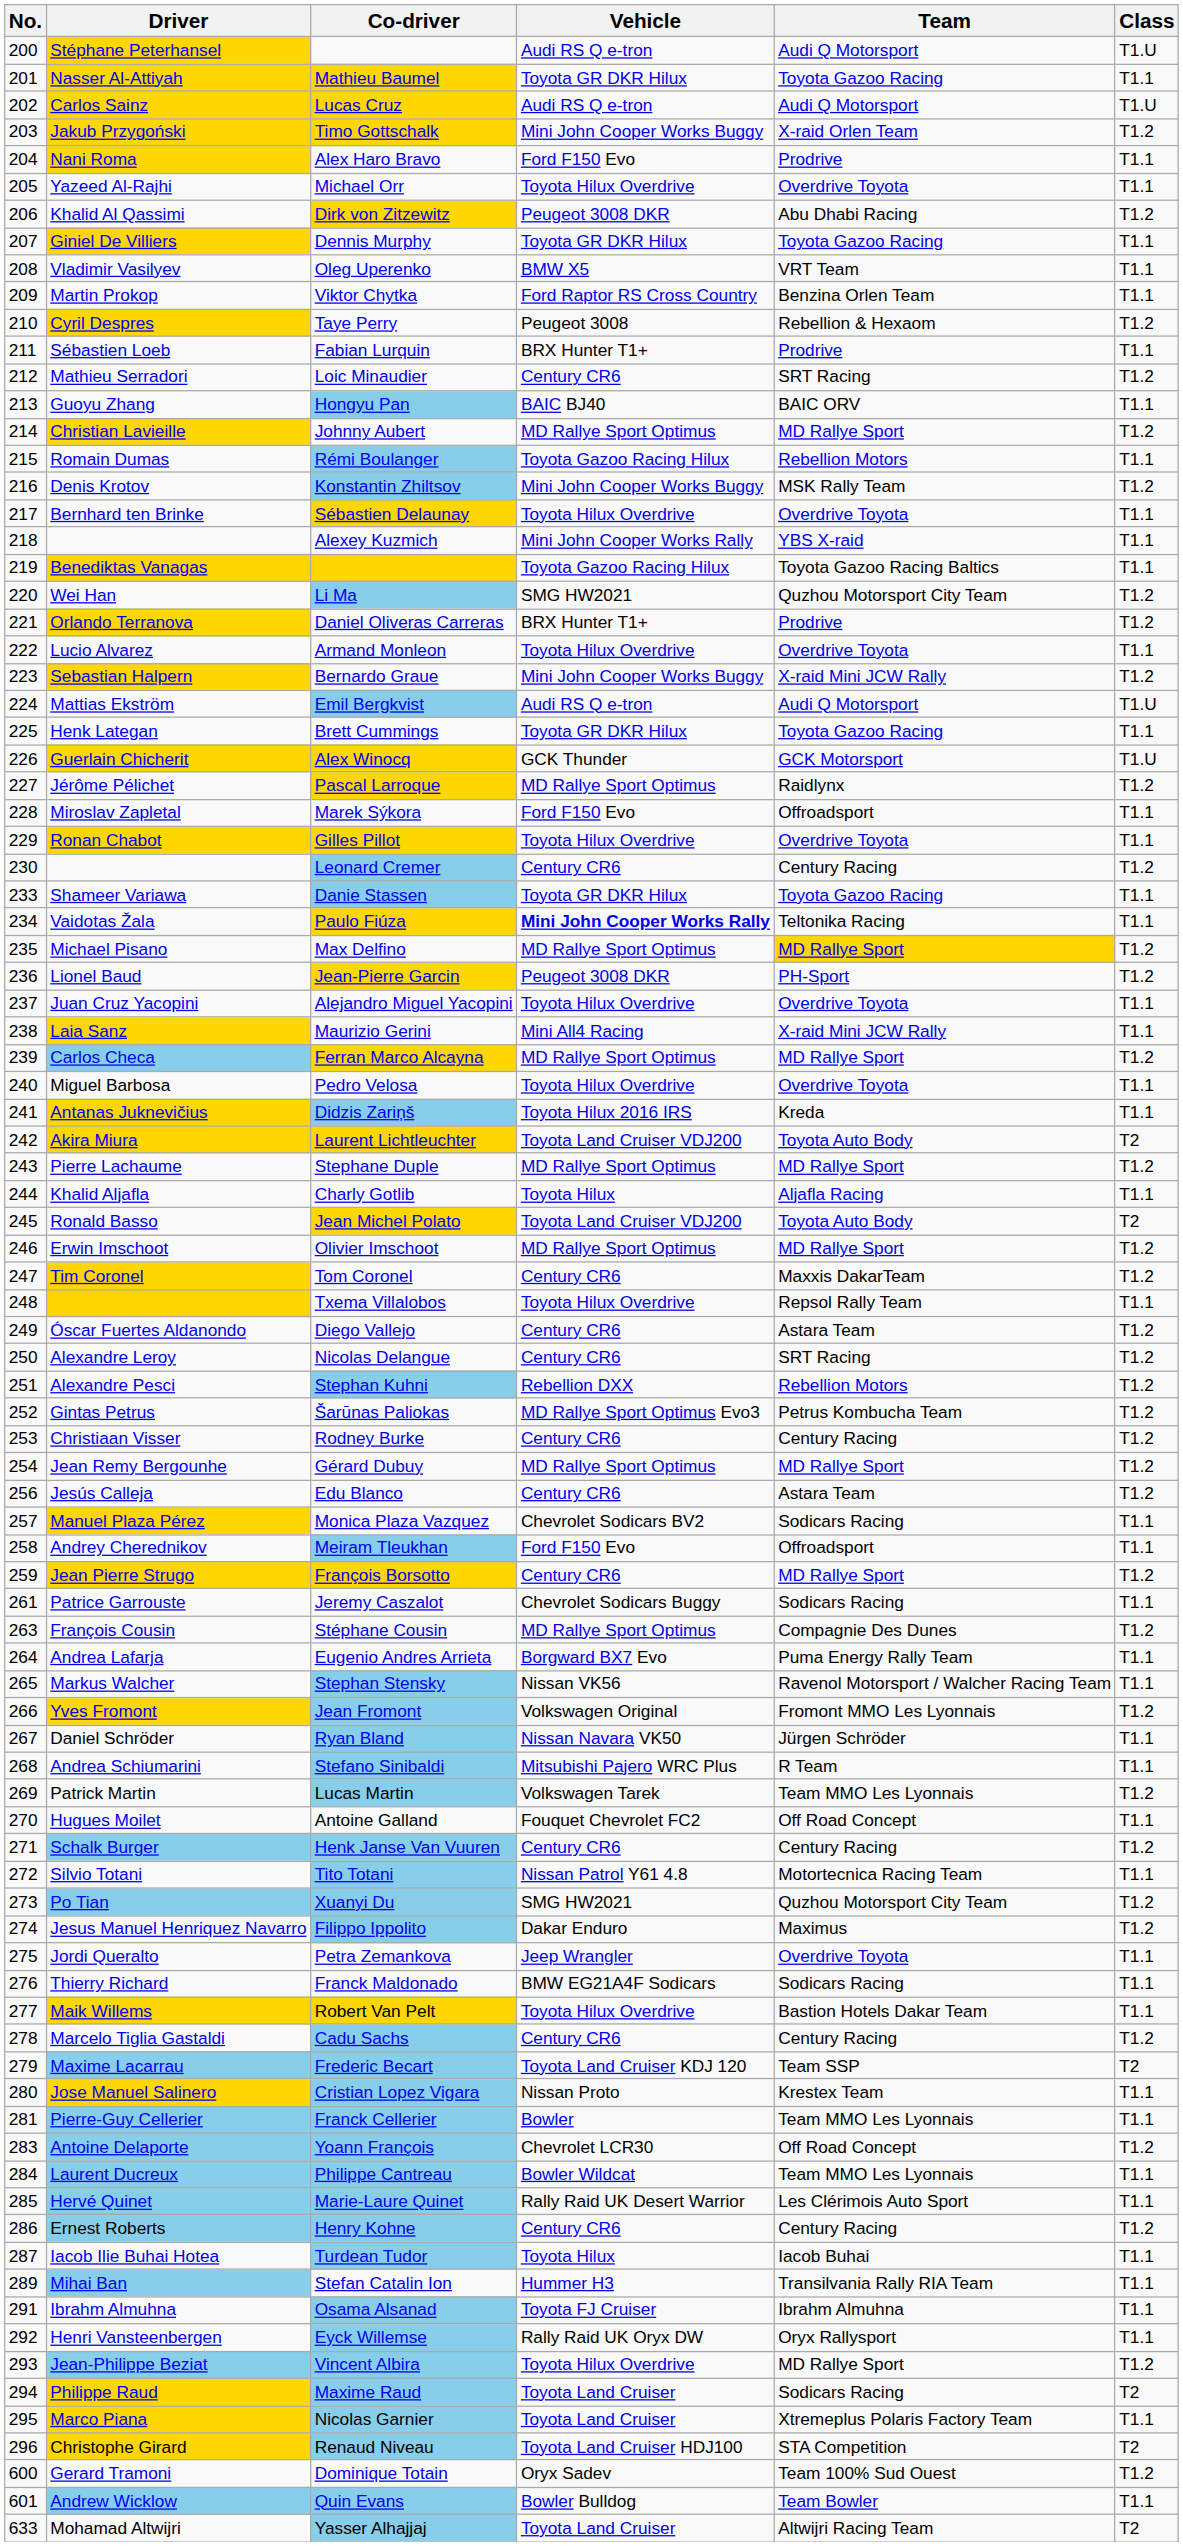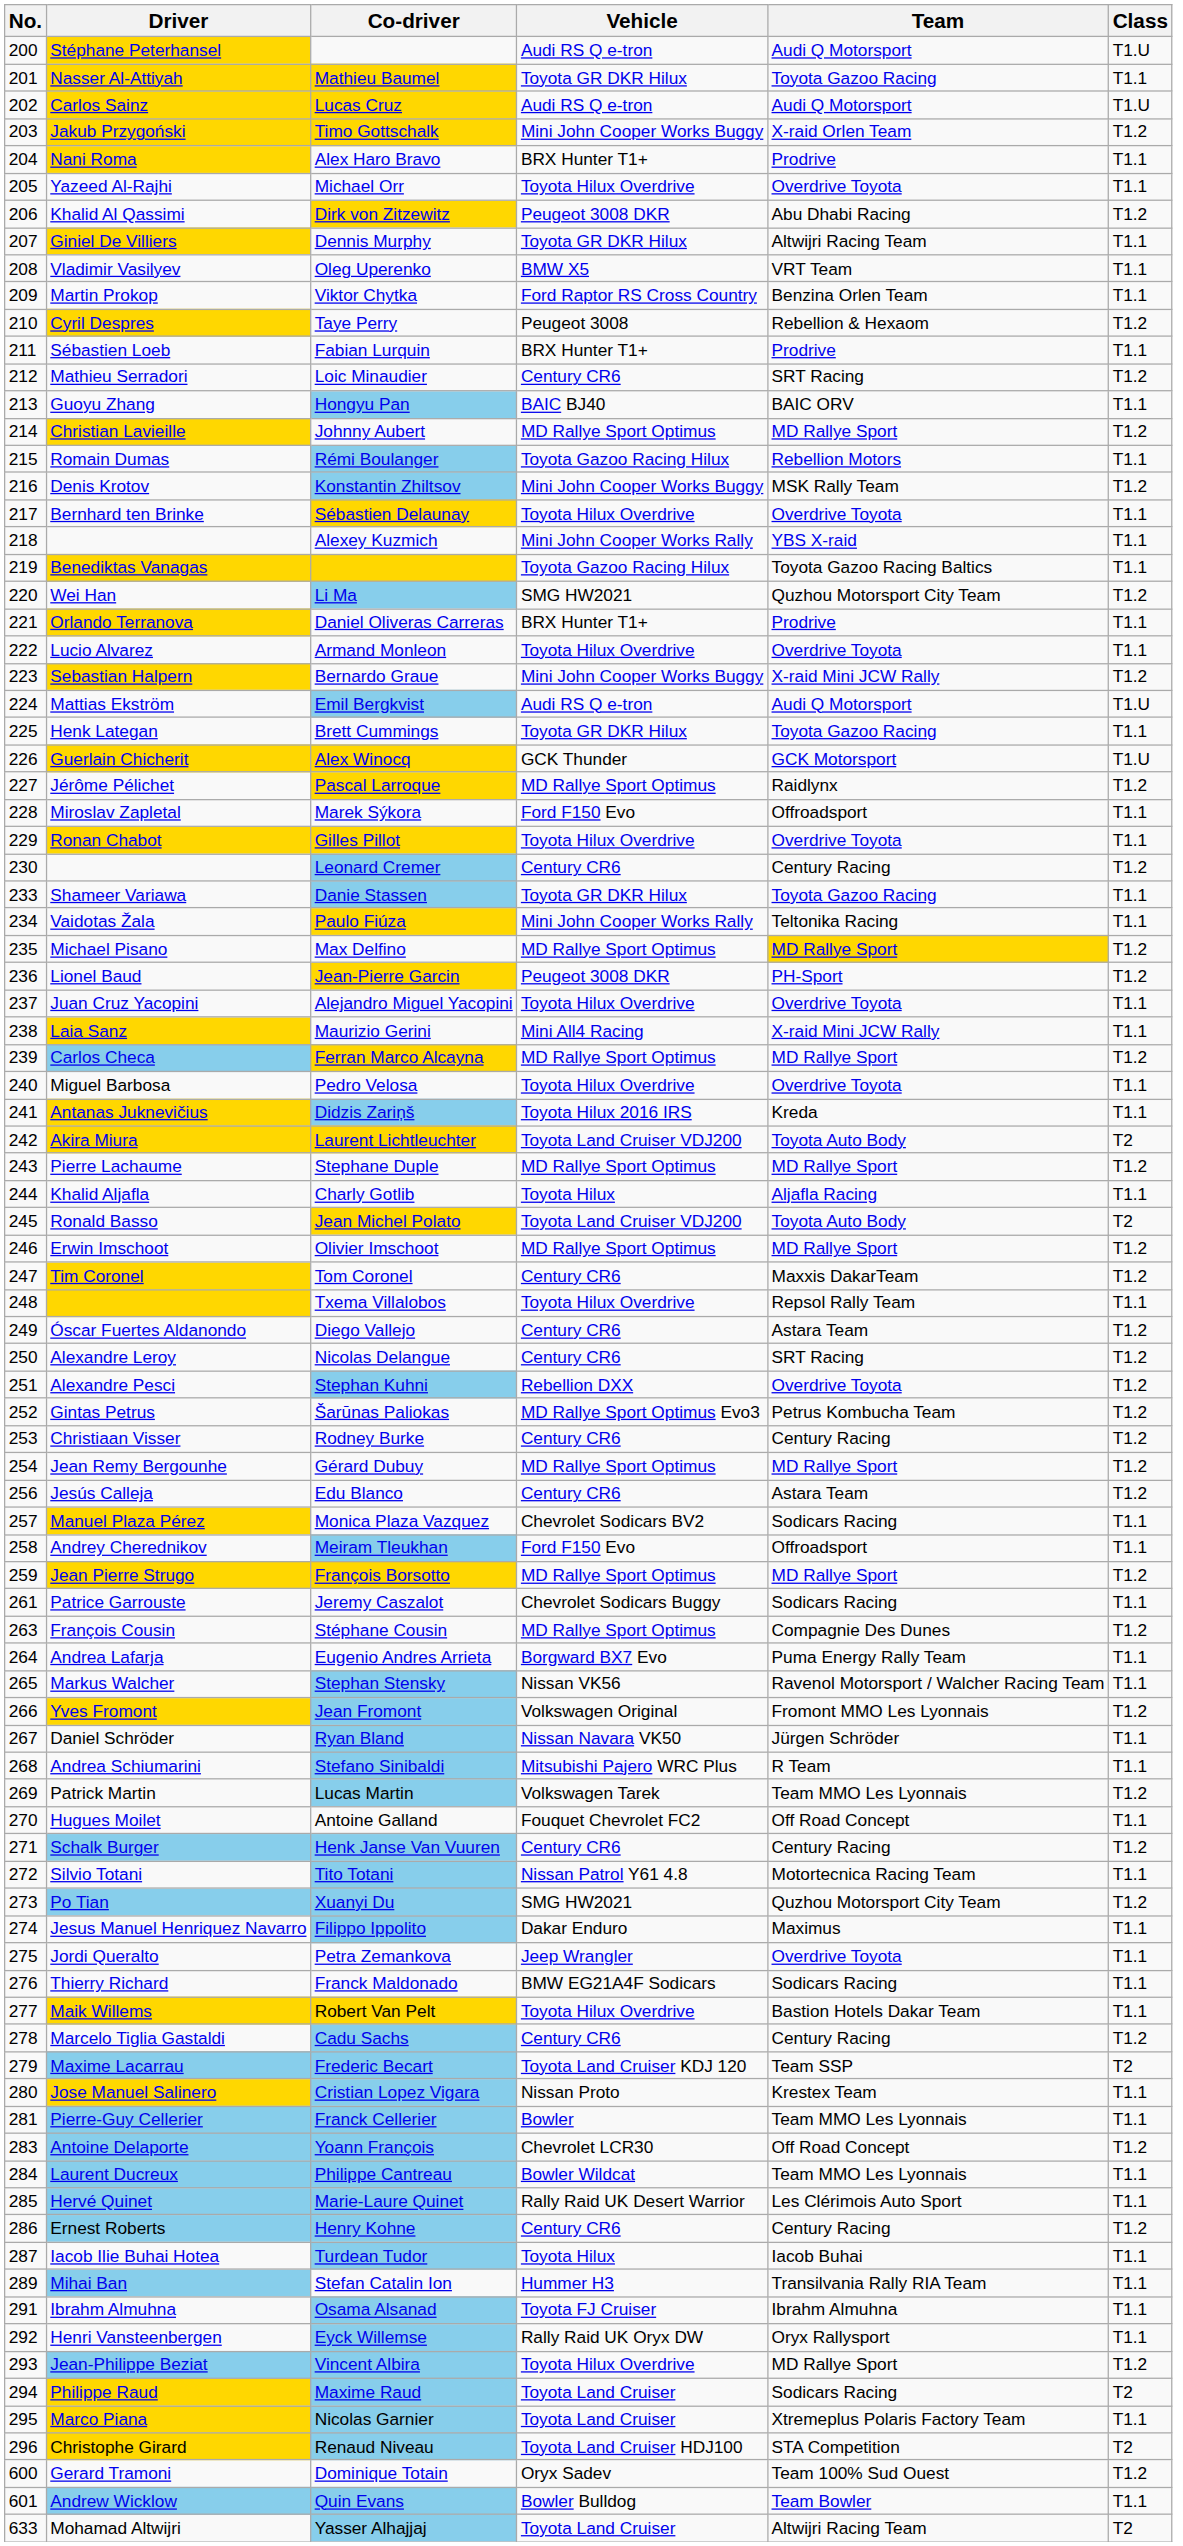(578, 159) Ford F150 Evo -> (584, 159) BRX Hunter T1+
(861, 241) Toyota Gazoo Racing -> (849, 241) Altwijri Racing Team
(1137, 622) T1.2 -> (1130, 622) T1.1
(645, 921) bold -> (637, 921) normal
(843, 1384) Rebellion Motors -> (837, 1384) Overdrive Toyota
(571, 1575) Century CR6 -> (618, 1575) MD Rallye Sport Optimus
(1137, 1929) T1.2 -> (1130, 1929) T1.1
